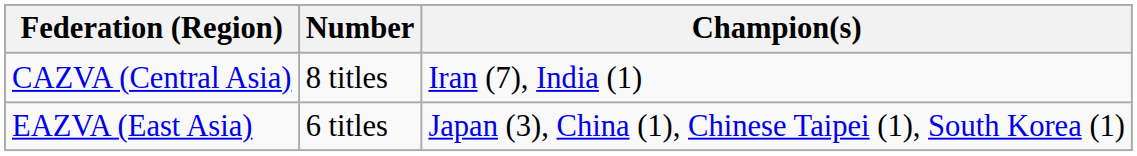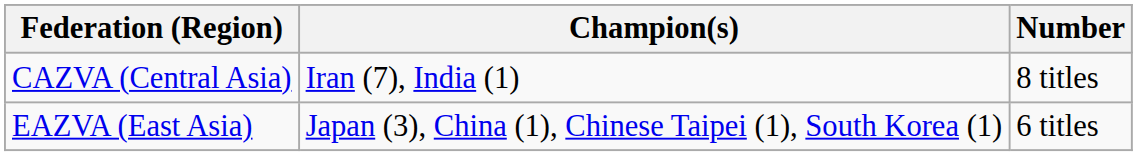columns swapped: (777, 28) <-> (360, 28)
